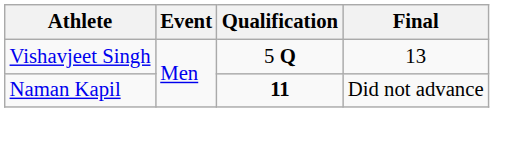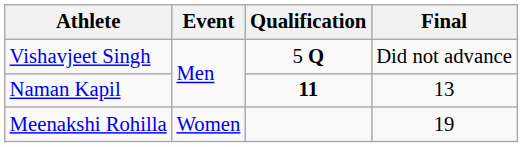(416, 56) 13 -> (444, 56) Did not advance
(416, 90) Did not advance -> (444, 90) 13
+ row: (88, 124)
